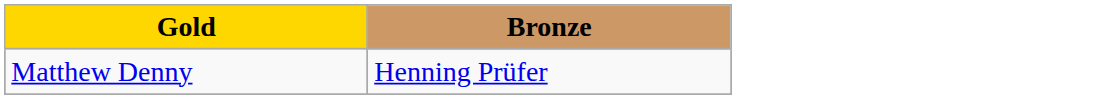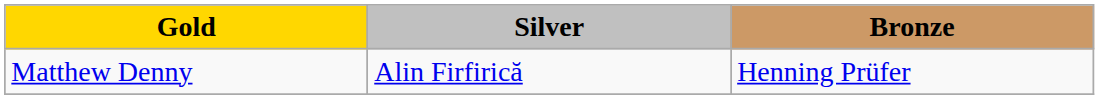+ column: (549, 26)
